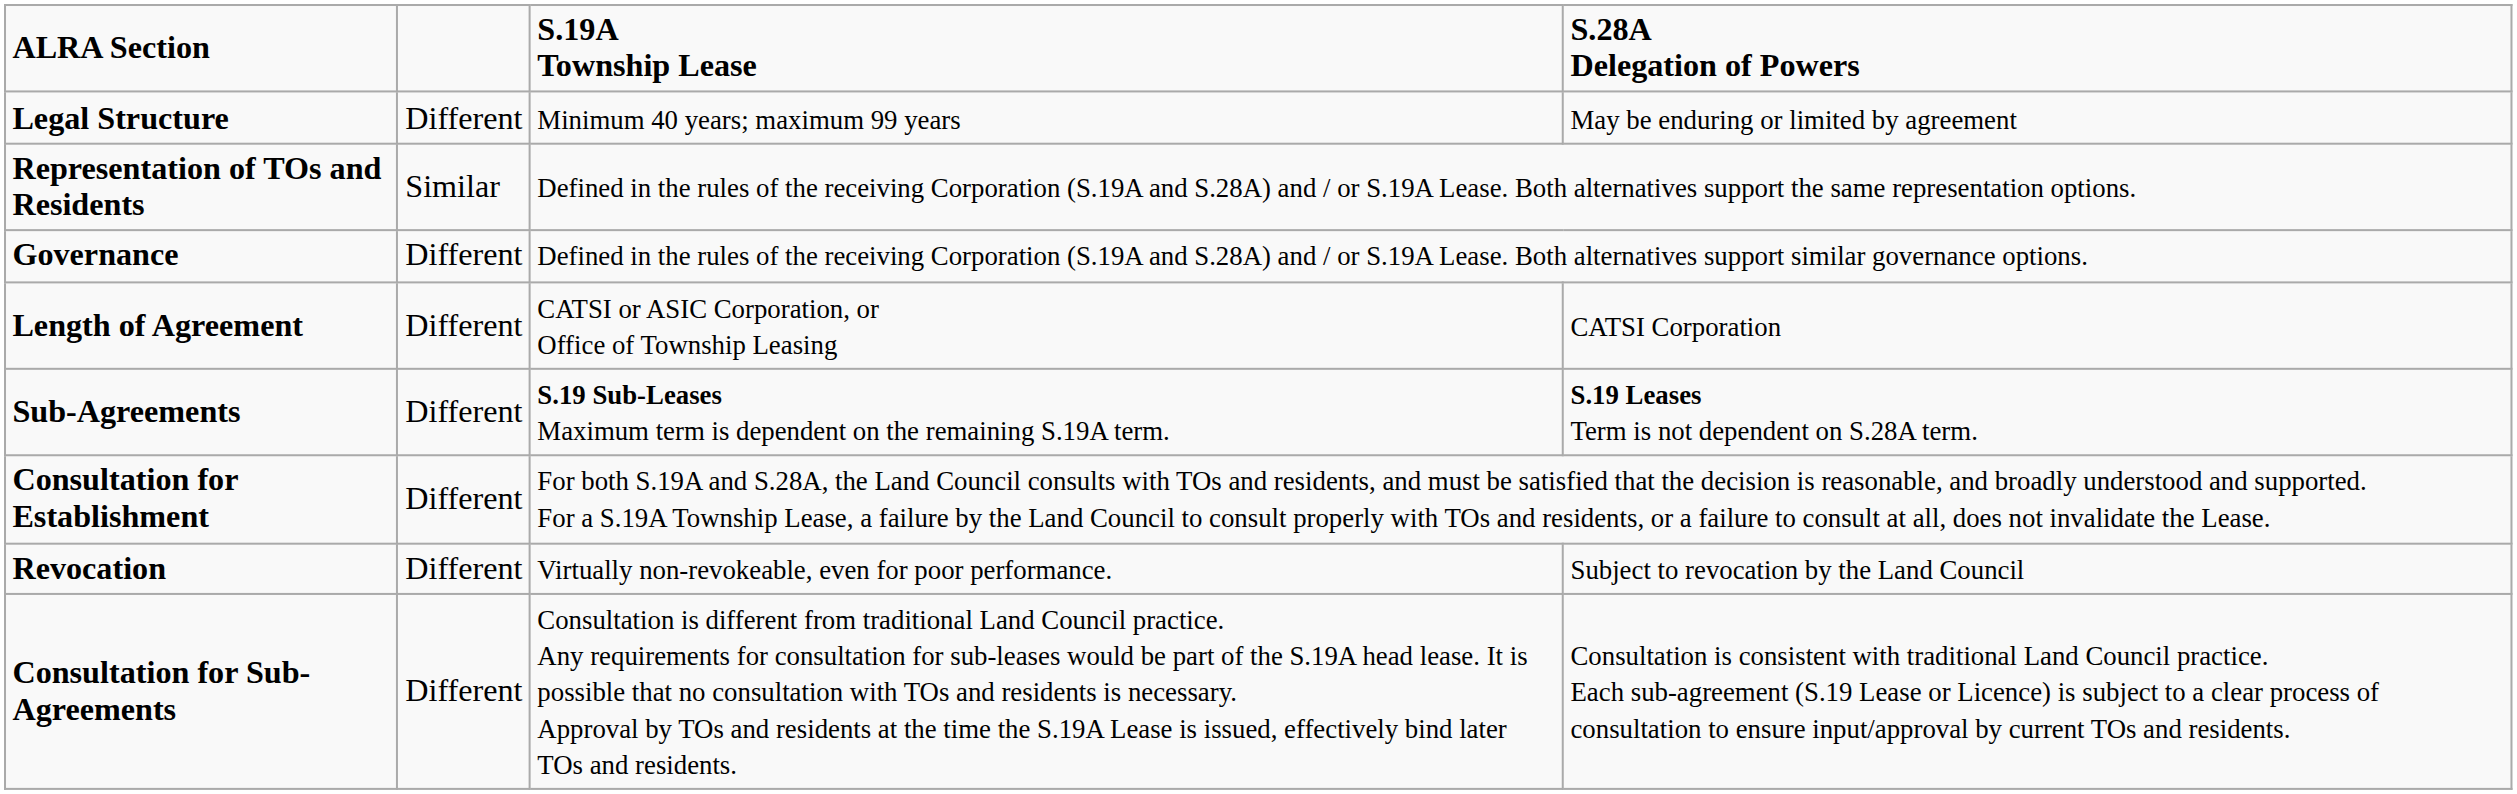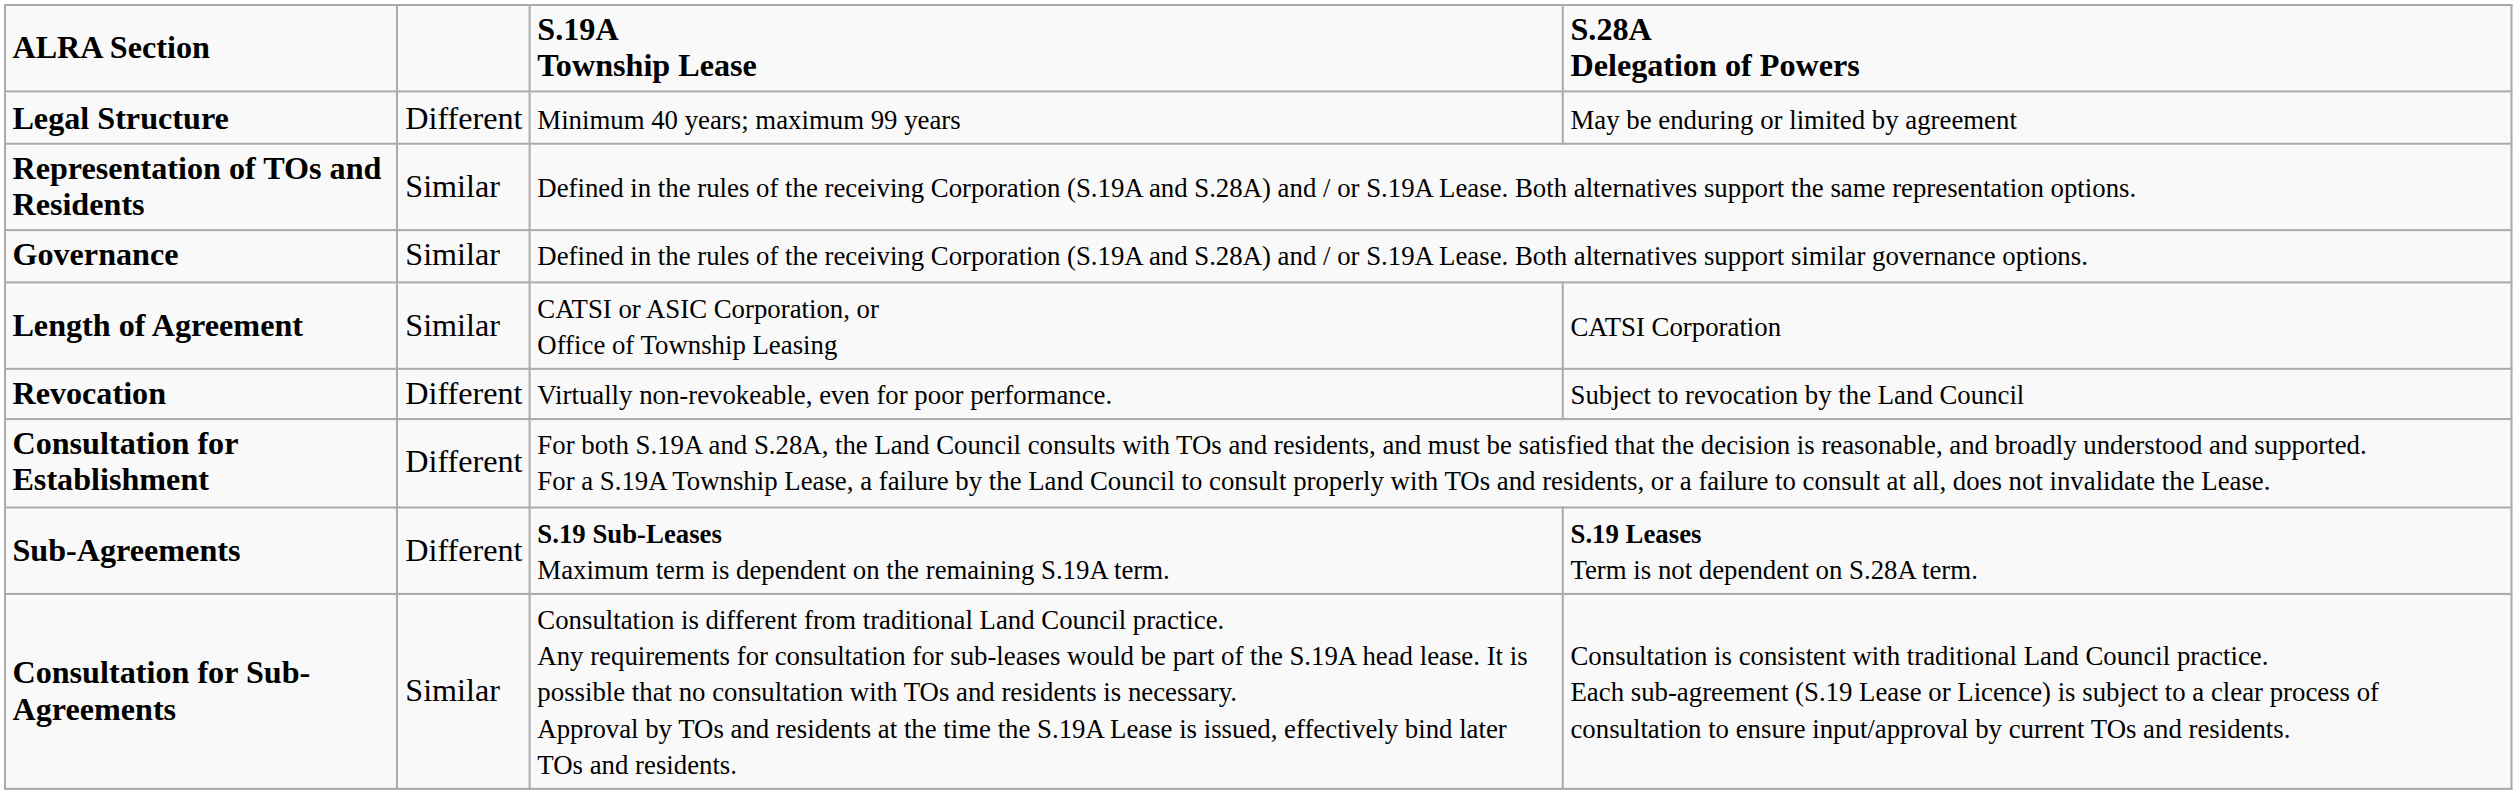(464, 255) Different -> (453, 255) Similar
(464, 324) Different -> (453, 324) Similar
rows swapped: (89, 567) <-> (126, 411)
(464, 691) Different -> (453, 691) Similar
